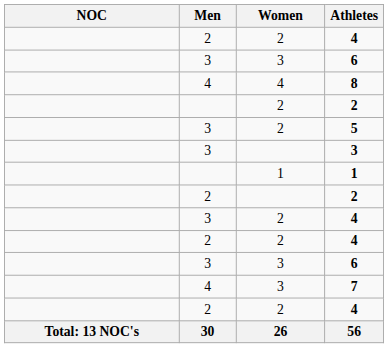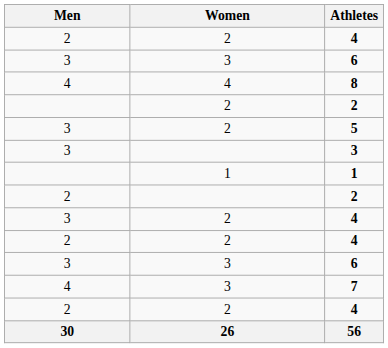- column: (92, 16)
